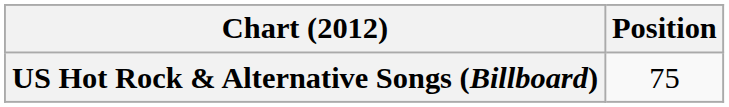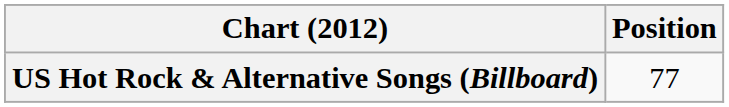(664, 76) 75 -> (664, 76) 77
